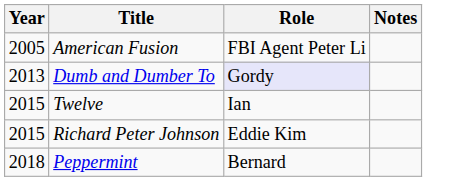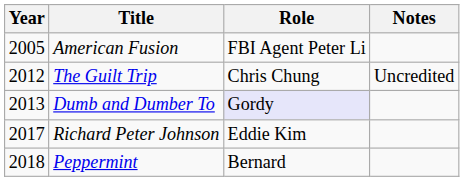+ row: (105, 76)
- row: (78, 104)
(27, 133) 2015 -> (27, 133) 2017
